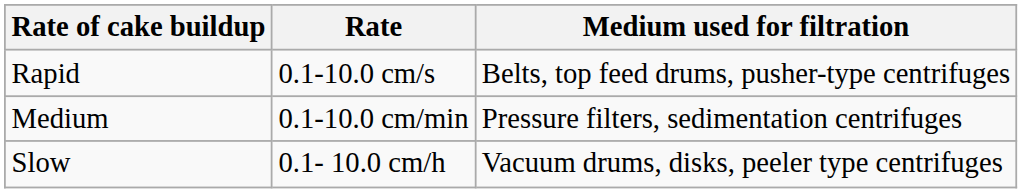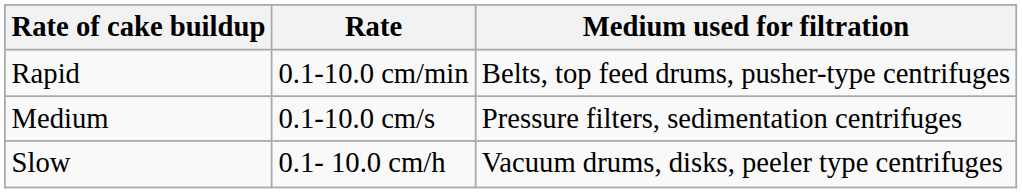(357, 72) 0.1-10.0 cm/s -> (374, 72) 0.1-10.0 cm/min
(374, 118) 0.1-10.0 cm/min -> (357, 118) 0.1-10.0 cm/s
